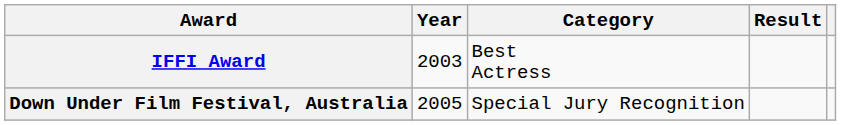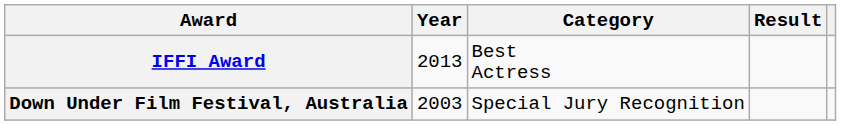(440, 62) 2003 -> (440, 62) 2013
(440, 104) 2005 -> (440, 104) 2003
